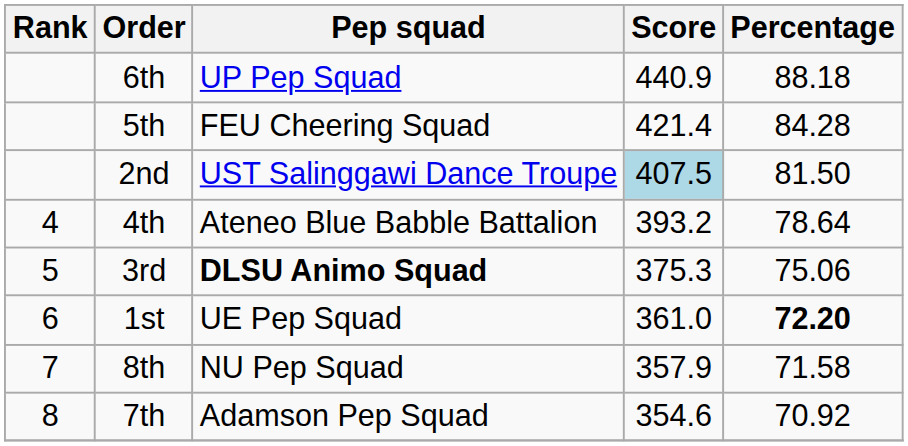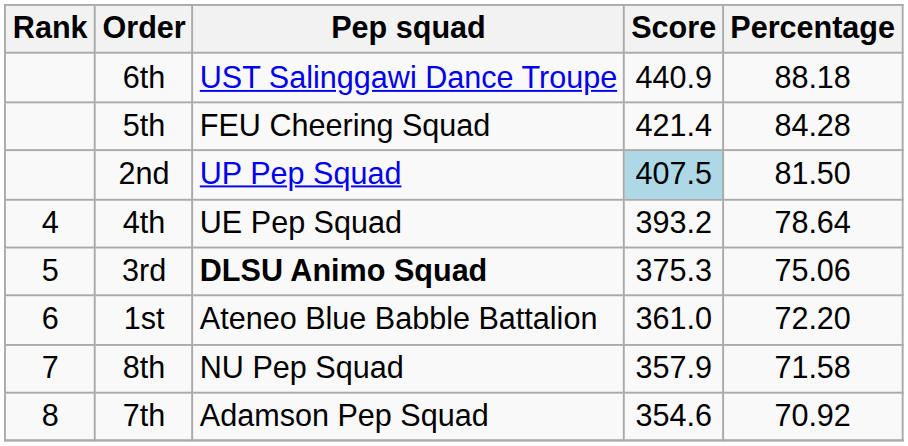(301, 77) UP Pep Squad -> (408, 77) UST Salinggawi Dance Troupe
(408, 174) UST Salinggawi Dance Troupe -> (301, 174) UP Pep Squad
(399, 222) Ateneo Blue Babble Battalion -> (301, 222) UE Pep Squad
(301, 319) UE Pep Squad -> (399, 319) Ateneo Blue Babble Battalion
(813, 319) bold -> (813, 319) normal
